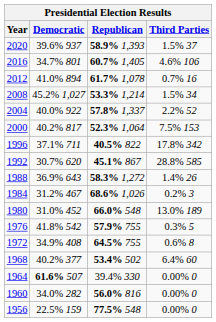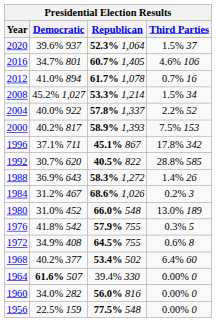(117, 45) 58.9% 1,393 -> (117, 45) 52.3% 1,064
(117, 128) 52.3% 1,064 -> (117, 128) 58.9% 1,393
(117, 144) 40.5% 822 -> (117, 144) 45.1% 867
(117, 161) 45.1% 867 -> (117, 161) 40.5% 822
